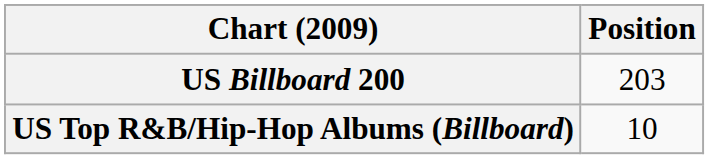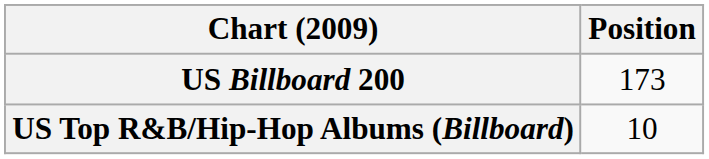(642, 78) 203 -> (642, 78) 173
